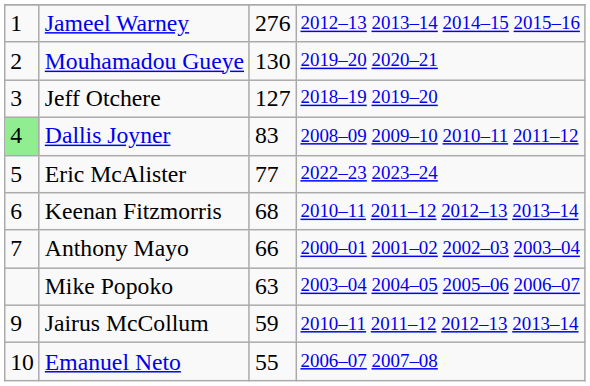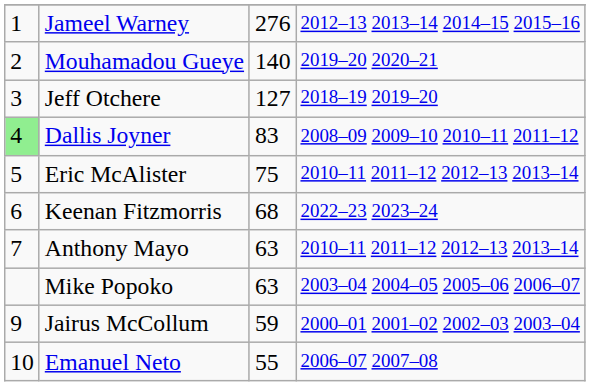(273, 60) 130 -> (273, 60) 140
(267, 173) 77 -> (267, 173) 75
(369, 173) 2022–23 2023–24 -> (439, 173) 2010–11 2011–12 2012–13 2013–14
(439, 211) 2010–11 2011–12 2012–13 2013–14 -> (369, 211) 2022–23 2023–24
(267, 248) 66 -> (267, 248) 63
(440, 248) 2000–01 2001–02 2002–03 2003–04 -> (439, 248) 2010–11 2011–12 2012–13 2013–14
(439, 323) 2010–11 2011–12 2012–13 2013–14 -> (440, 323) 2000–01 2001–02 2002–03 2003–04
